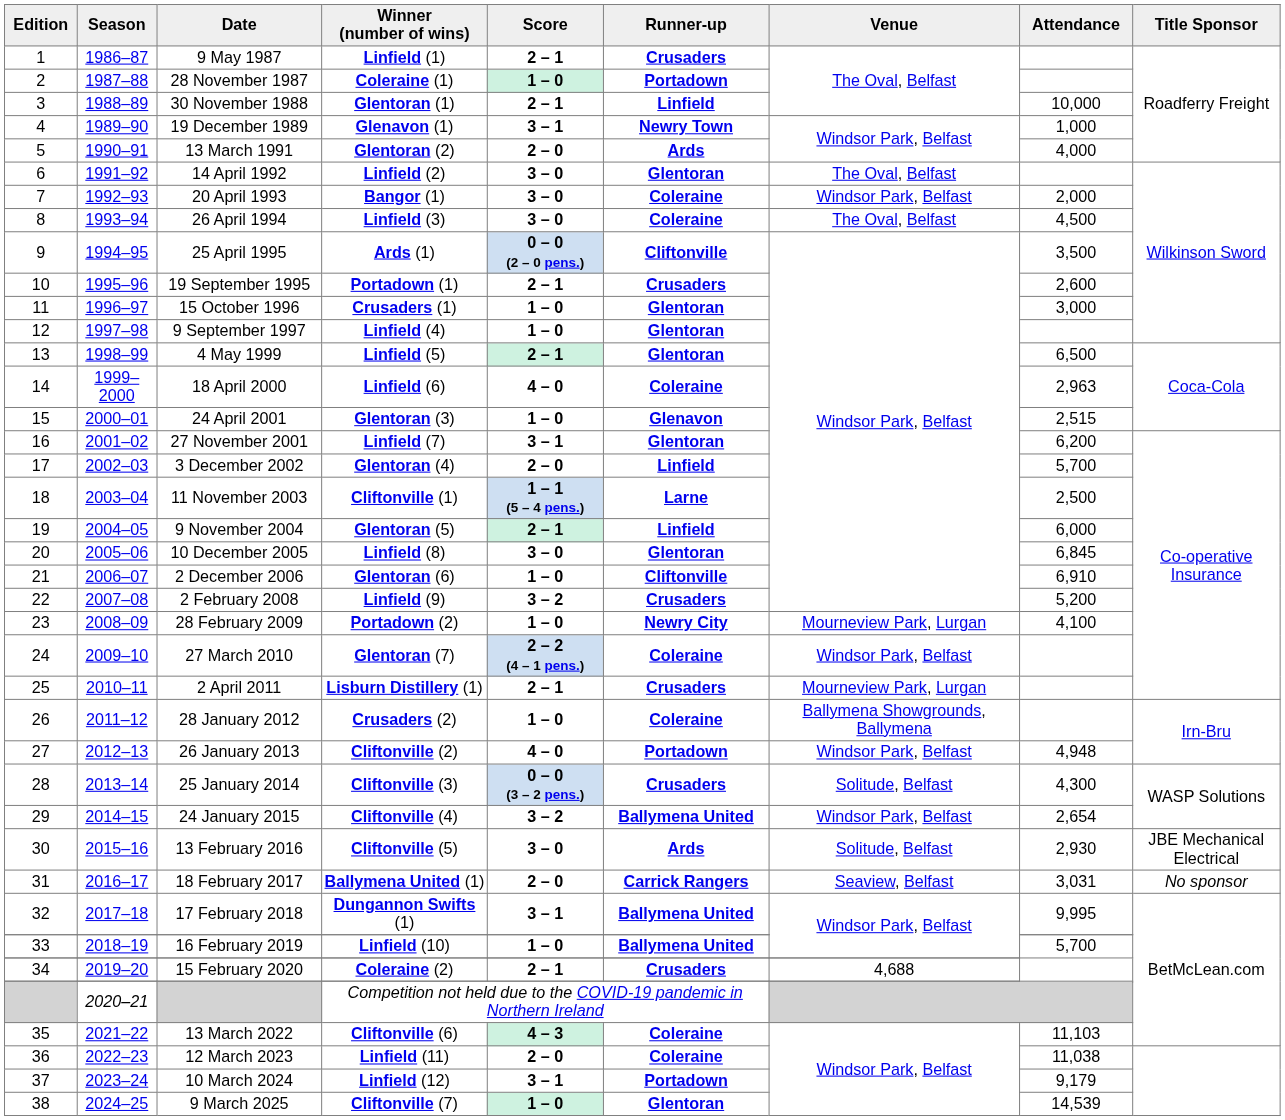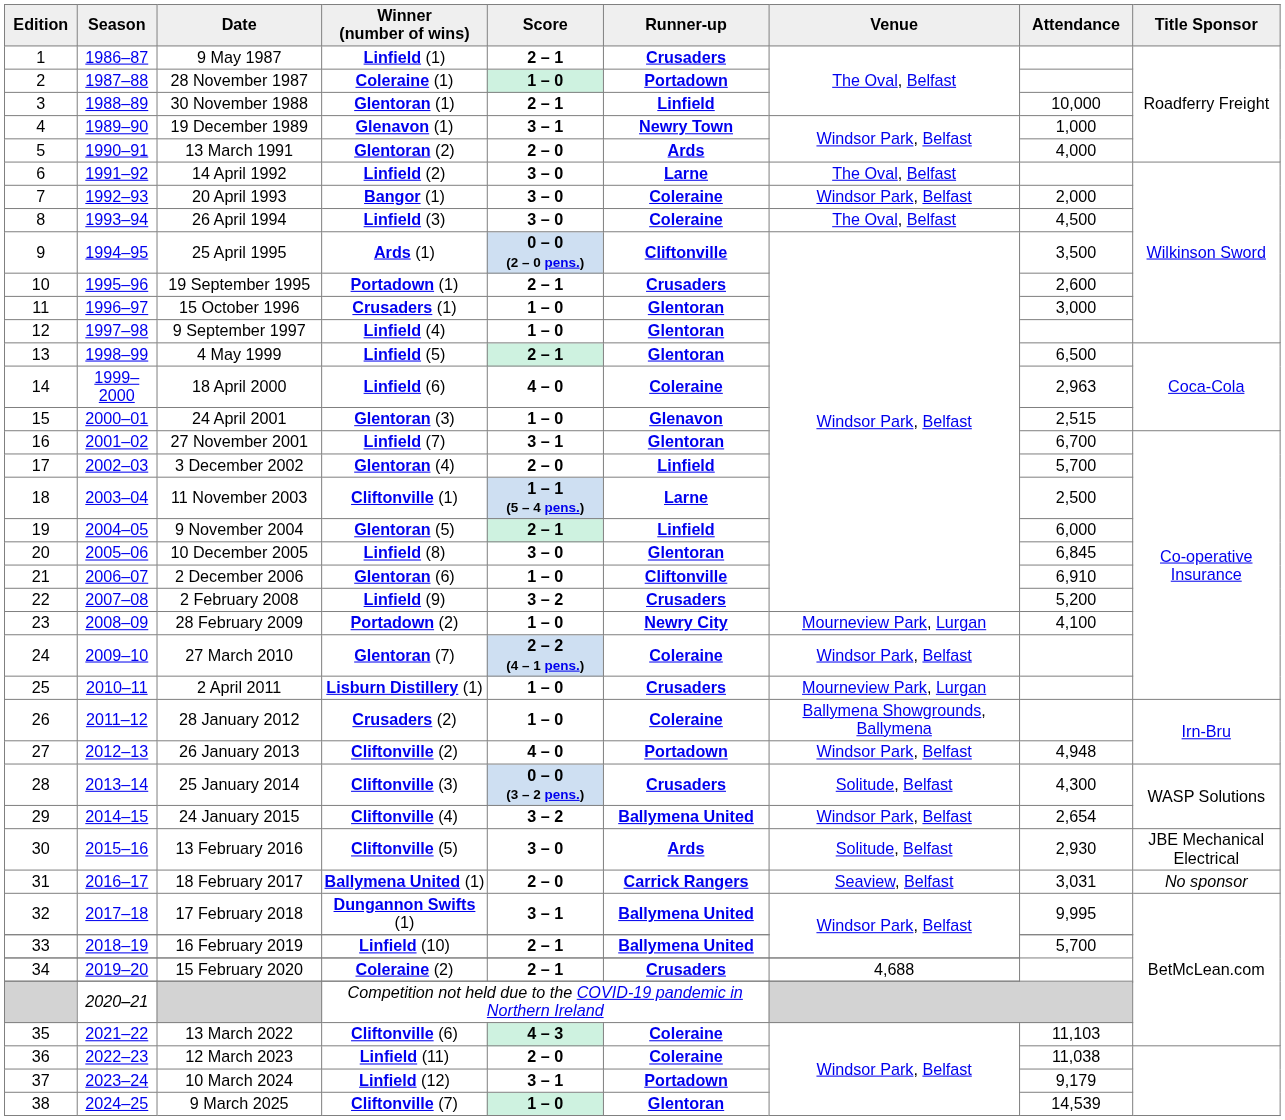(686, 173) Glentoran -> (686, 173) Larne
(1076, 442) 6,200 -> (1076, 442) 6,700
(545, 687) 2 – 1 -> (545, 687) 1 – 0
(545, 946) 1 – 0 -> (545, 946) 2 – 1
